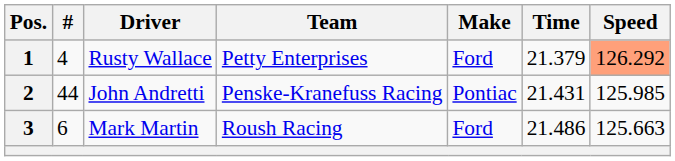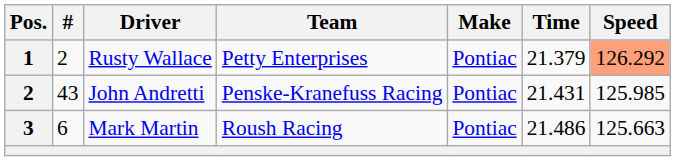(62, 57) 4 -> (62, 57) 2
(473, 57) Ford -> (485, 57) Pontiac
(68, 93) 44 -> (68, 93) 43
(473, 128) Ford -> (485, 128) Pontiac
